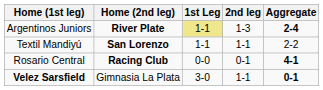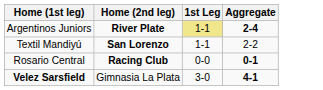- column: (243, 12)
(291, 61) 4-1 -> (250, 61) 0-1
(291, 77) 0-1 -> (250, 77) 4-1
